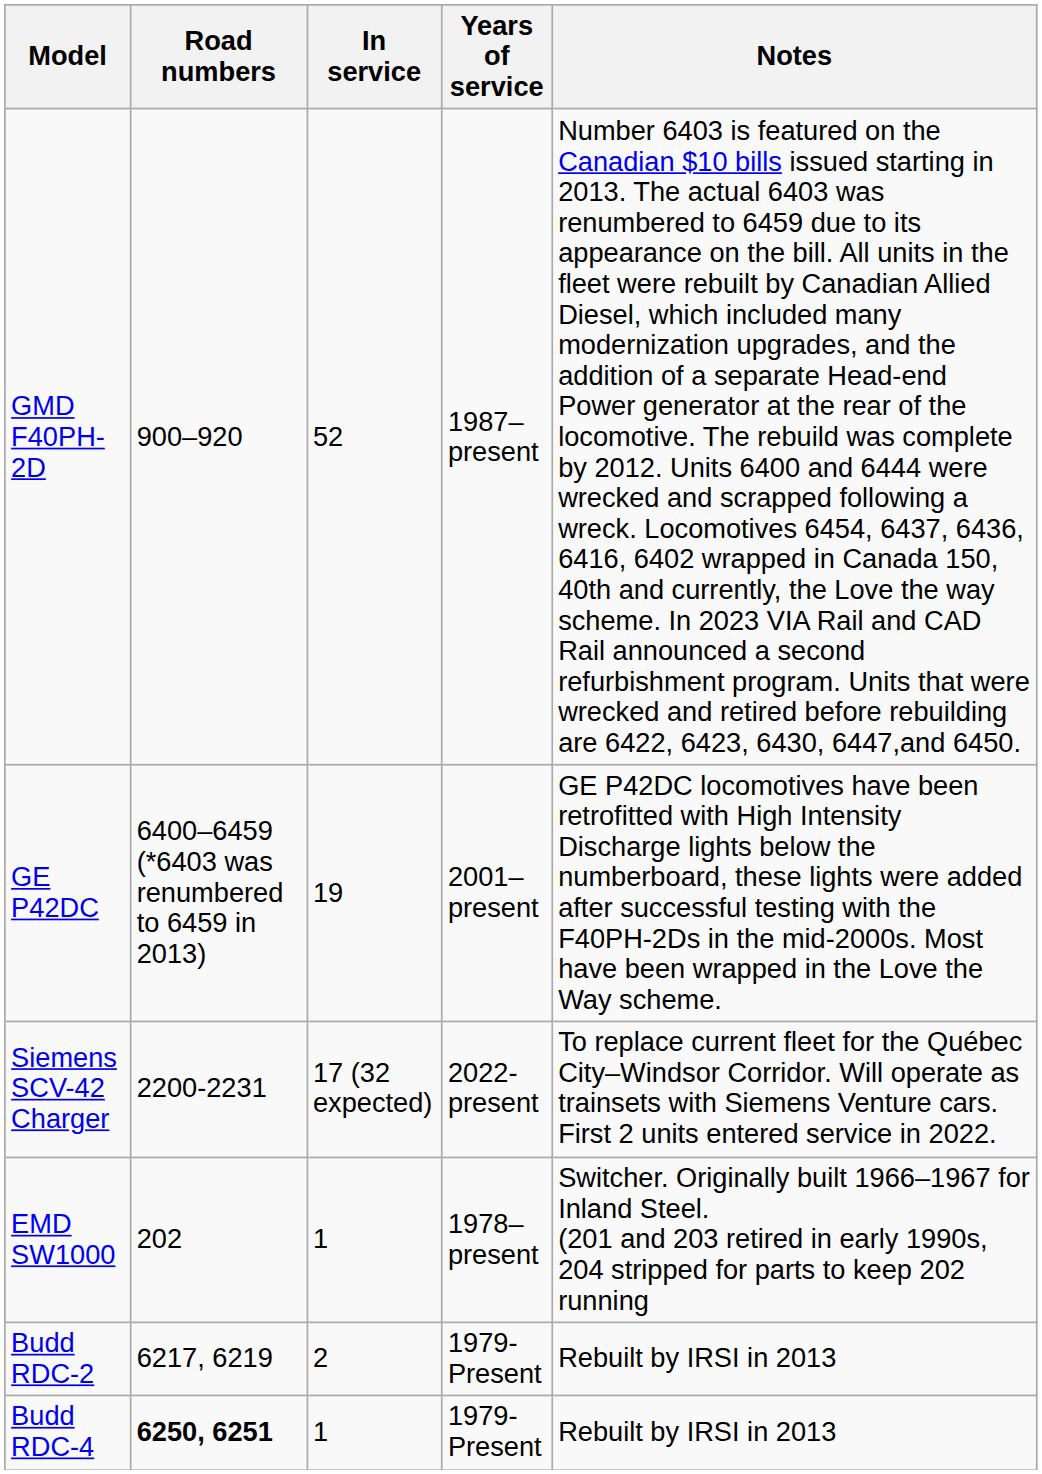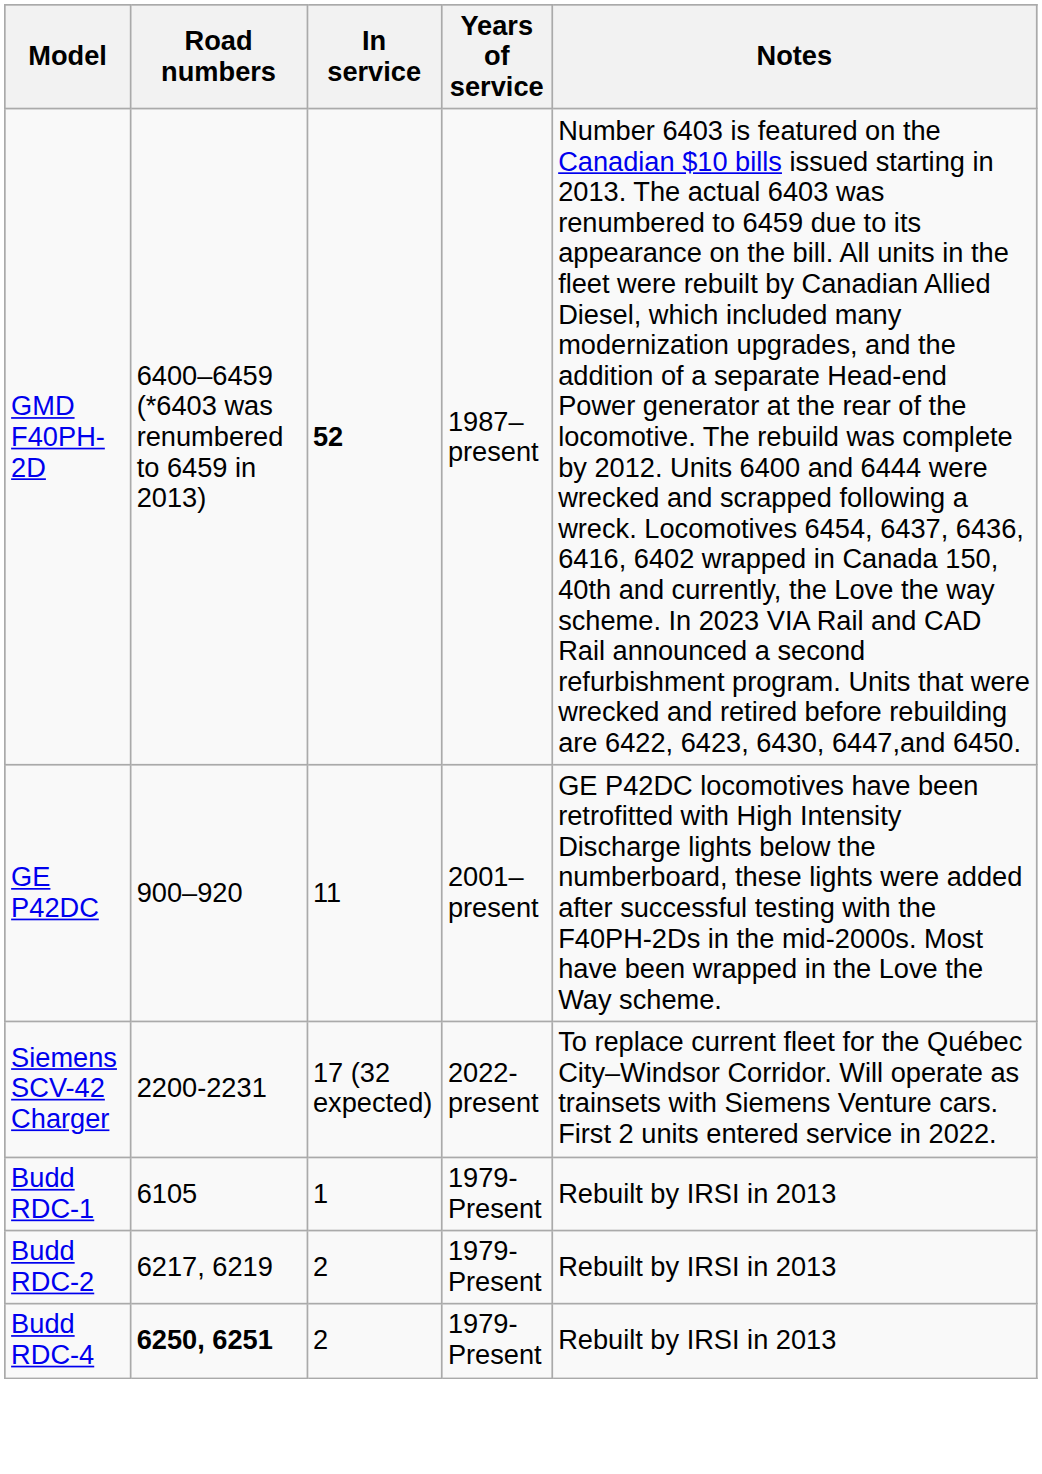(190, 436) 900–920 -> (210, 436) 6400–6459 (*6403 was renumbered to 6459 in 2013)
(328, 436) normal -> (328, 436) bold
(210, 892) 6400–6459 (*6403 was renumbered to 6459 in 2013) -> (190, 892) 900–920
(328, 892) 19 -> (327, 892) 11
- row: (63, 1239)
+ row: (53, 1193)
(321, 1432) 1 -> (321, 1340) 2
